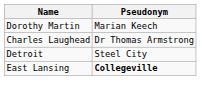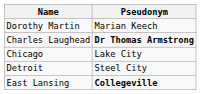(144, 40) normal -> (144, 40) bold
+ row: (25, 54)
